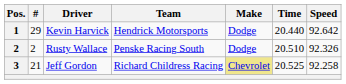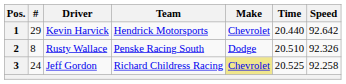(242, 31) Dodge -> (249, 31) Chevrolet
(33, 48) 2 -> (33, 48) 8
(36, 66) 21 -> (36, 66) 24
